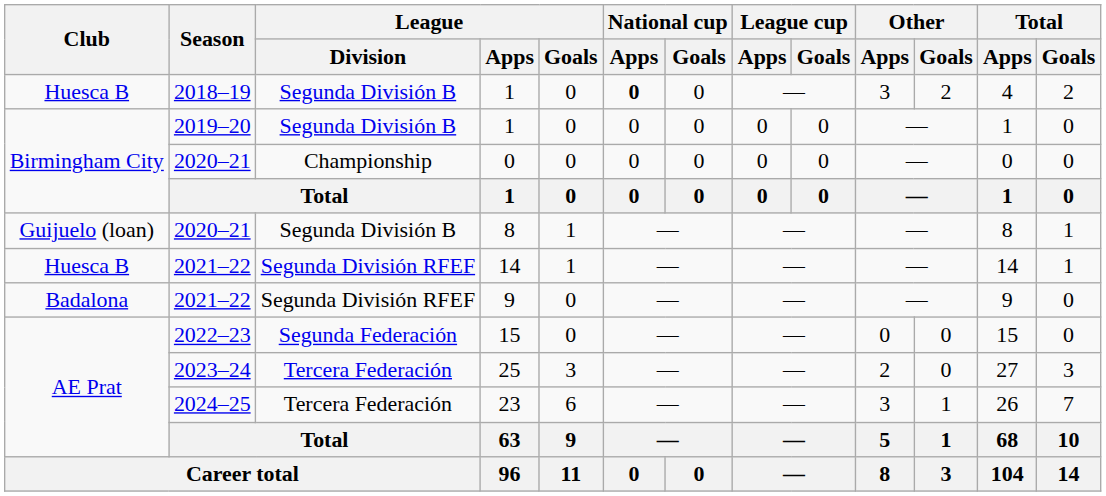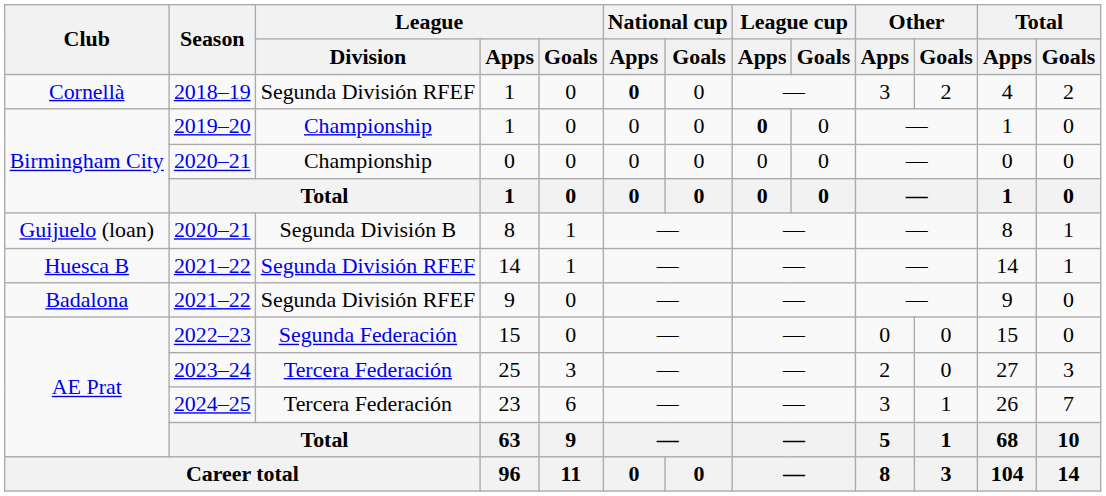(87, 91) Huesca B -> (87, 91) Cornellà
(368, 91) Segunda División B -> (368, 91) Segunda División RFEF
(368, 126) Segunda División B -> (368, 126) Championship
(762, 126) normal -> (762, 126) bold
